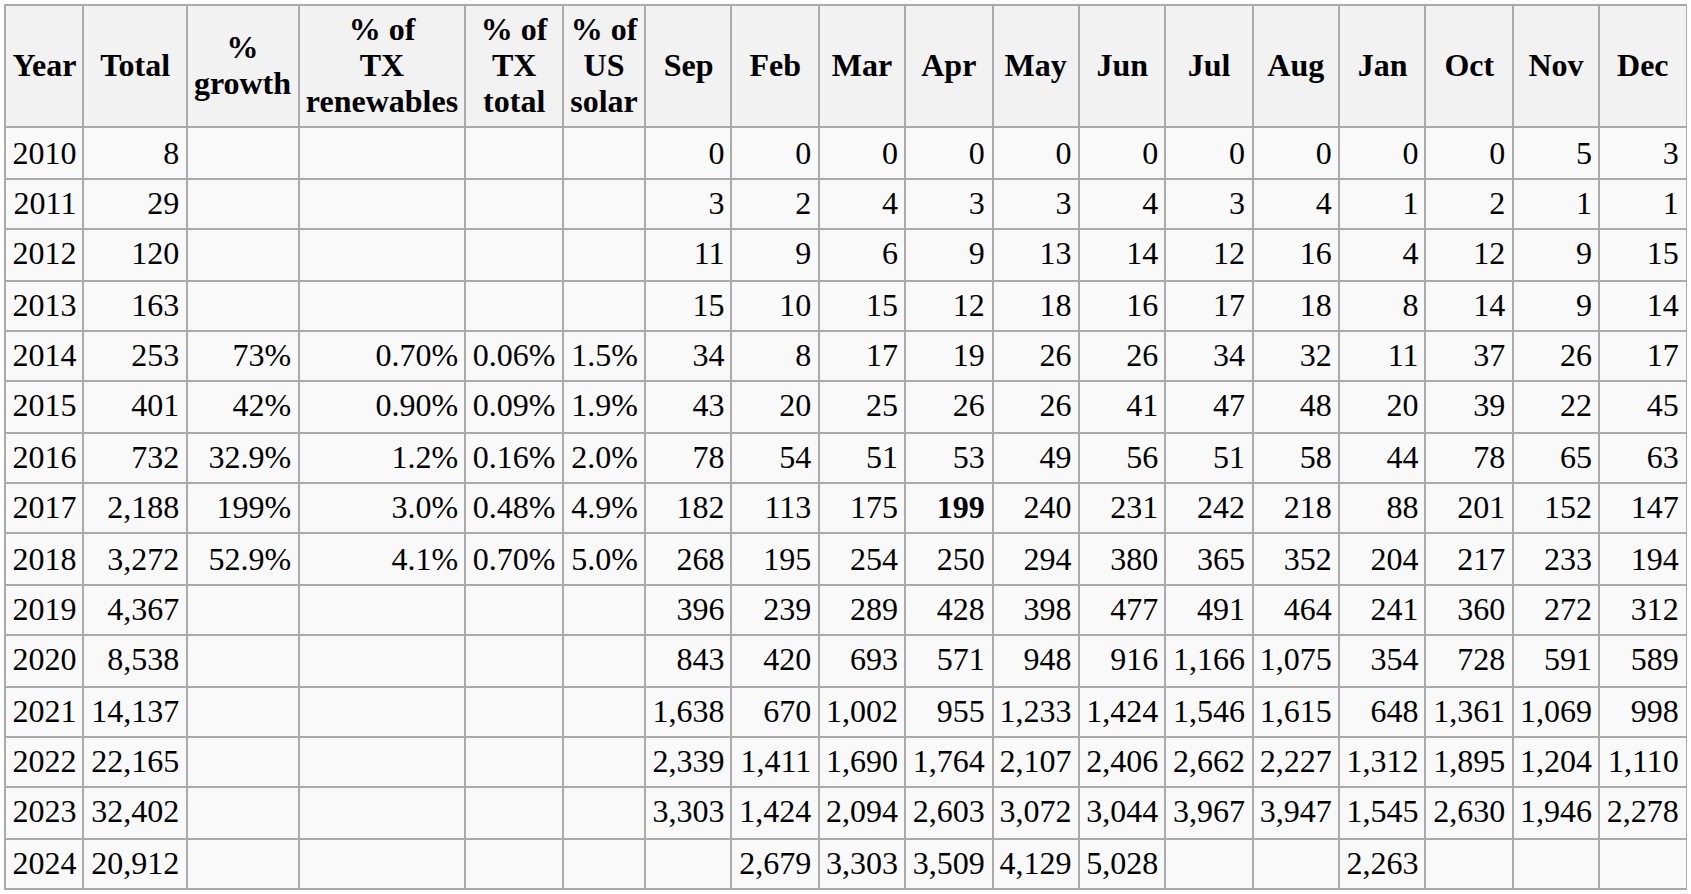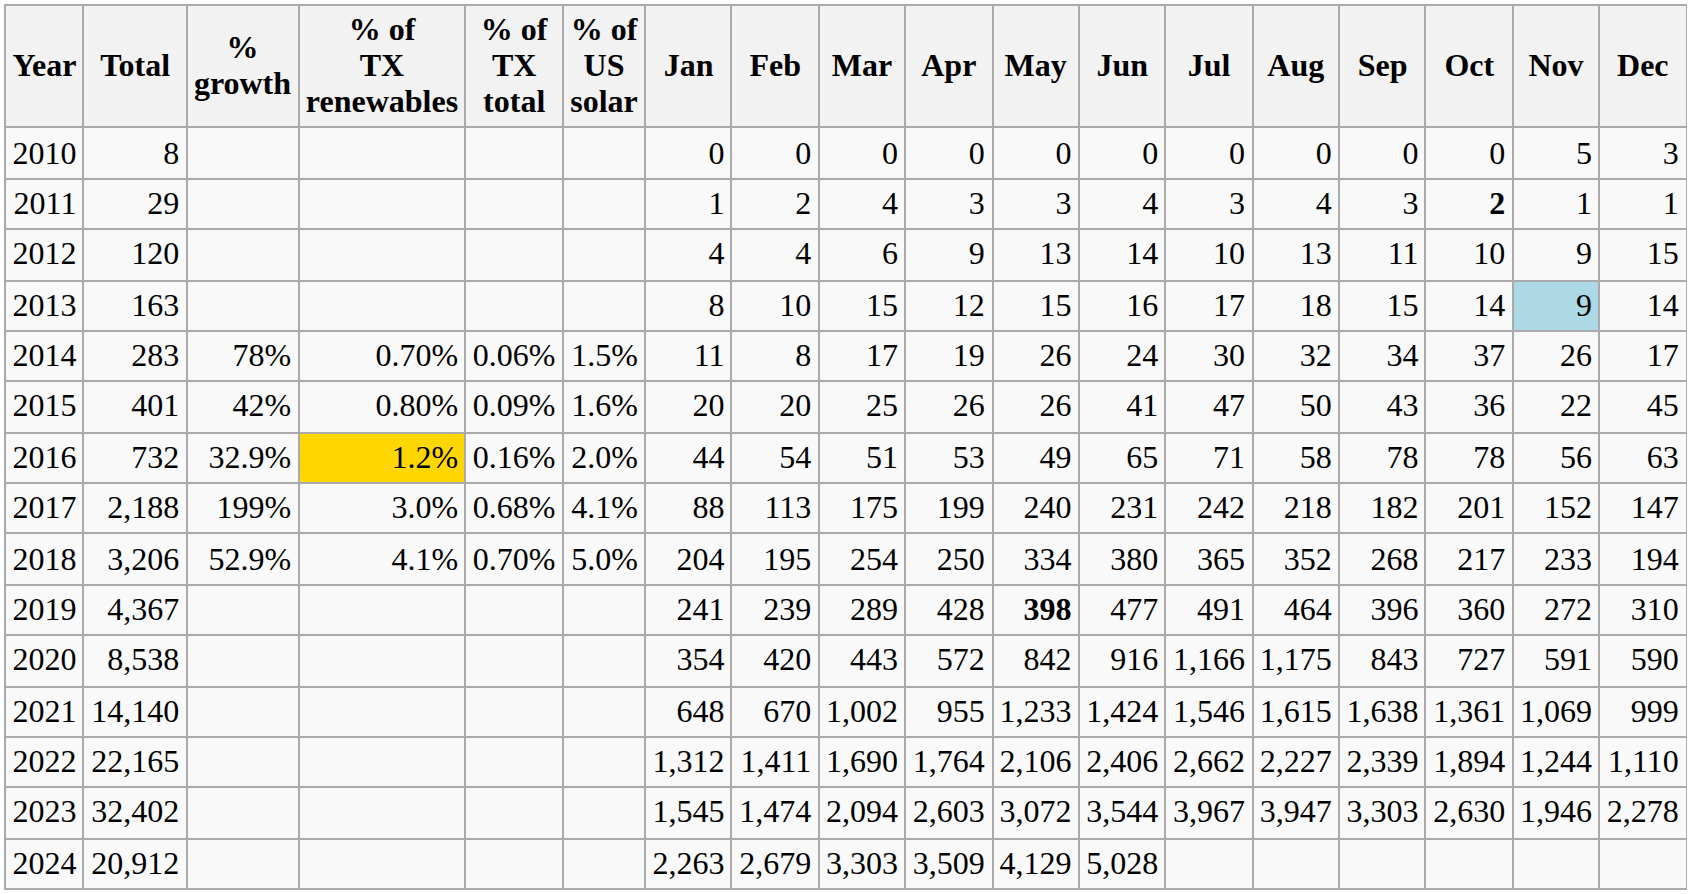columns swapped: (1383, 65) <-> (689, 65)
(1497, 203) normal -> (1497, 203) bold
(803, 254) 9 -> (803, 254) 4
(1229, 254) 12 -> (1229, 254) 10
(1316, 254) 16 -> (1316, 254) 13
(1489, 254) 12 -> (1489, 254) 10
(1056, 304) 18 -> (1056, 304) 15
(1584, 304) no background -> (1584, 304) lightblue background
(155, 355) 253 -> (155, 355) 283
(262, 355) 73% -> (262, 355) 78%
(1142, 355) 26 -> (1142, 355) 24
(1229, 355) 34 -> (1229, 355) 30
(417, 406) 0.90% -> (417, 406) 0.80%
(604, 406) 1.9% -> (604, 406) 1.6%
(1316, 406) 48 -> (1316, 406) 50
(1489, 406) 39 -> (1489, 406) 36
(425, 457) no background -> (425, 457) gold background
(1142, 457) 56 -> (1142, 457) 65
(1229, 457) 51 -> (1229, 457) 71
(1576, 457) 65 -> (1576, 457) 56
(514, 507) 0.48% -> (514, 507) 0.68%
(604, 507) 4.9% -> (604, 507) 4.1%
(961, 507) bold -> (961, 507) normal
(143, 558) 3,272 -> (143, 558) 3,206
(1048, 558) 294 -> (1048, 558) 334
(1048, 609) normal -> (1048, 609) bold
(1655, 609) 312 -> (1655, 609) 310
(874, 660) 693 -> (874, 660) 443
(961, 660) 571 -> (961, 660) 572
(1048, 660) 948 -> (1048, 660) 842
(1296, 660) 1,075 -> (1296, 660) 1,175
(1481, 660) 728 -> (1481, 660) 727
(1655, 660) 589 -> (1655, 660) 590
(135, 710) 14,137 -> (135, 710) 14,140
(1655, 710) 998 -> (1655, 710) 999
(1036, 761) 2,107 -> (1036, 761) 2,106
(1469, 761) 1,895 -> (1469, 761) 1,894
(1556, 761) 1,204 -> (1556, 761) 1,244
(775, 812) 1,424 -> (775, 812) 1,474
(1122, 812) 3,044 -> (1122, 812) 3,544
